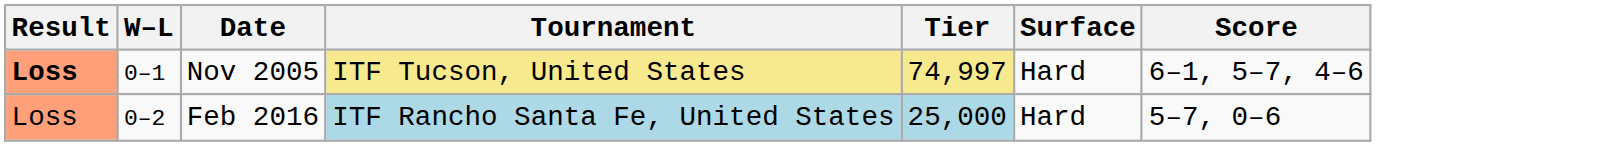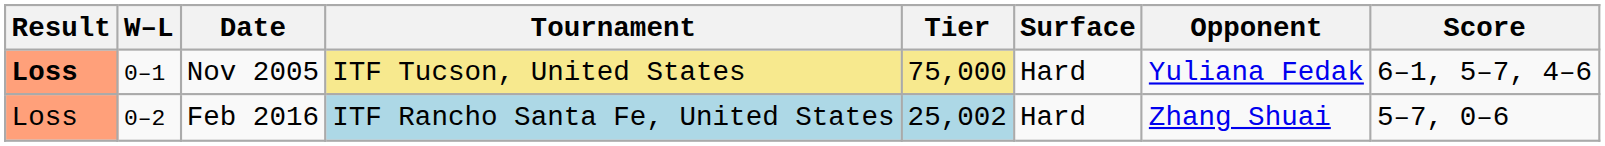+ column: (1256, 28)
(957, 72) 74,997 -> (957, 72) 75,000
(957, 117) 25,000 -> (957, 117) 25,002
